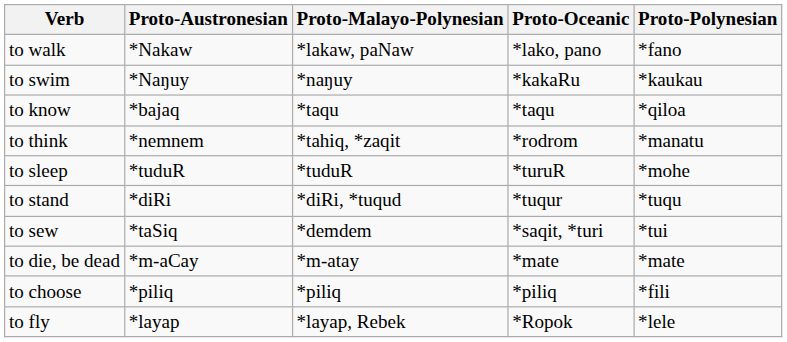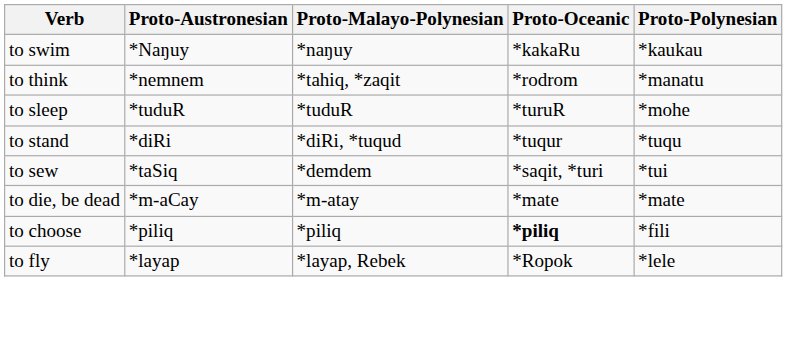- row: (37, 49)
- row: (40, 110)
(535, 291) normal -> (536, 230) bold
